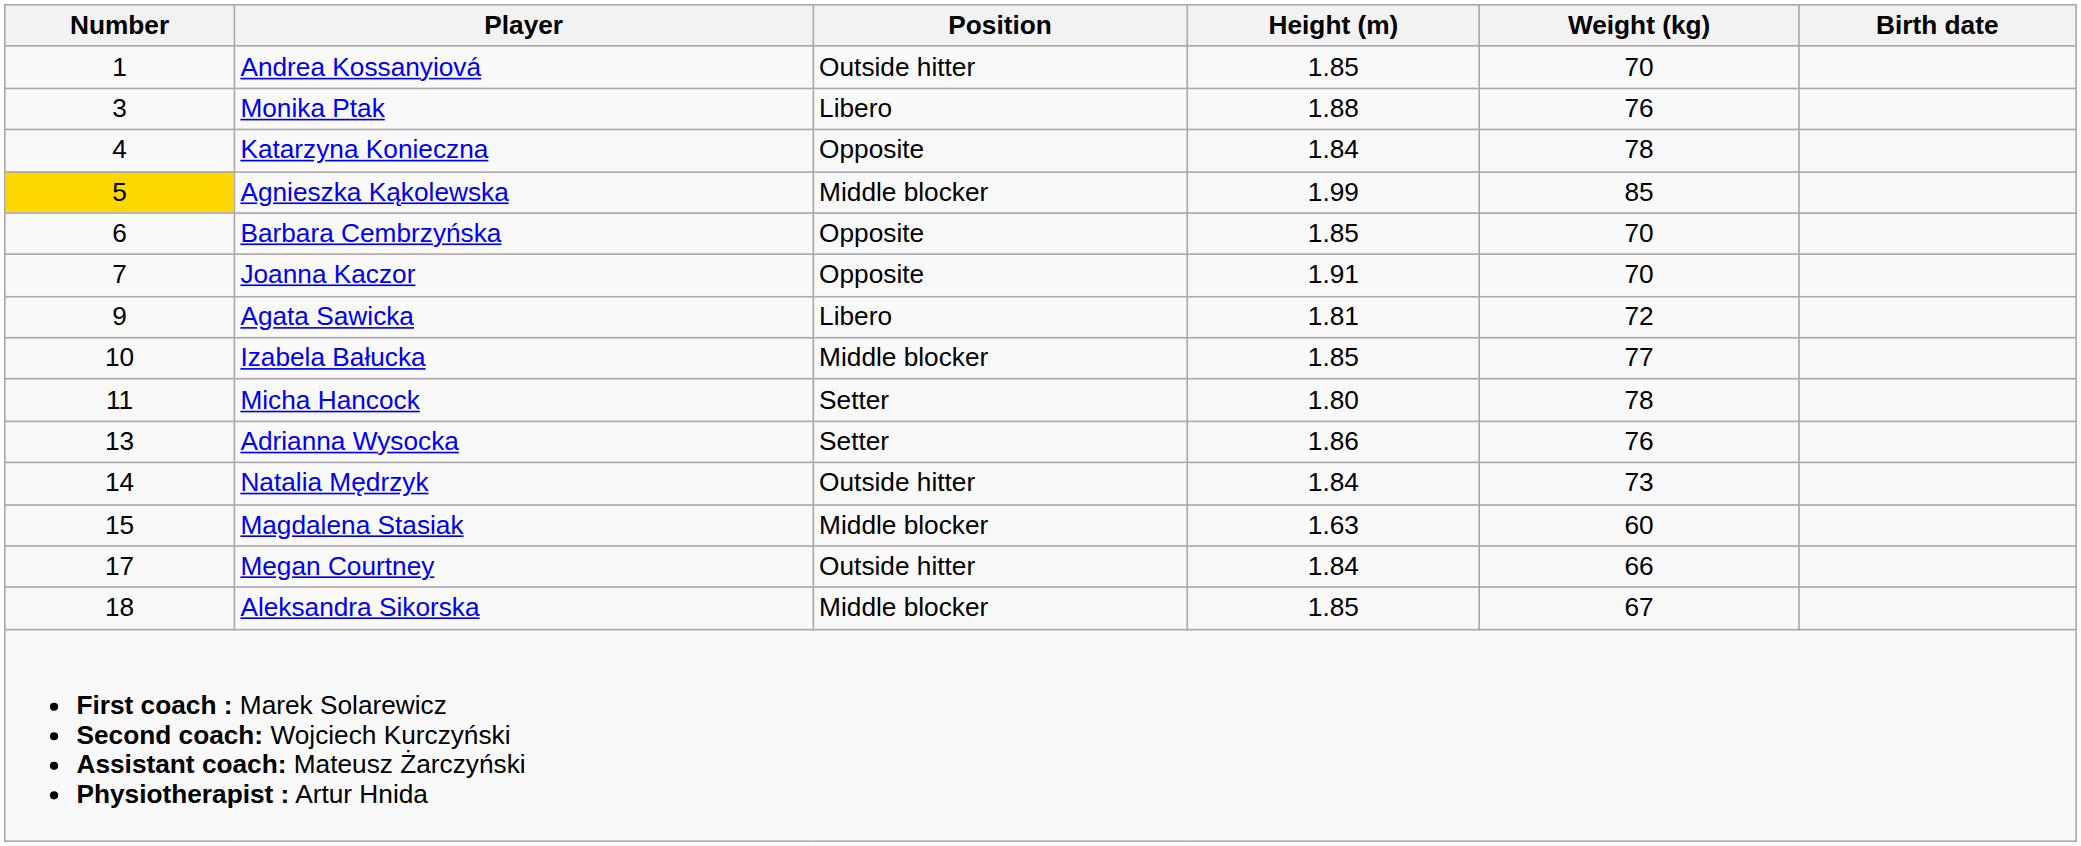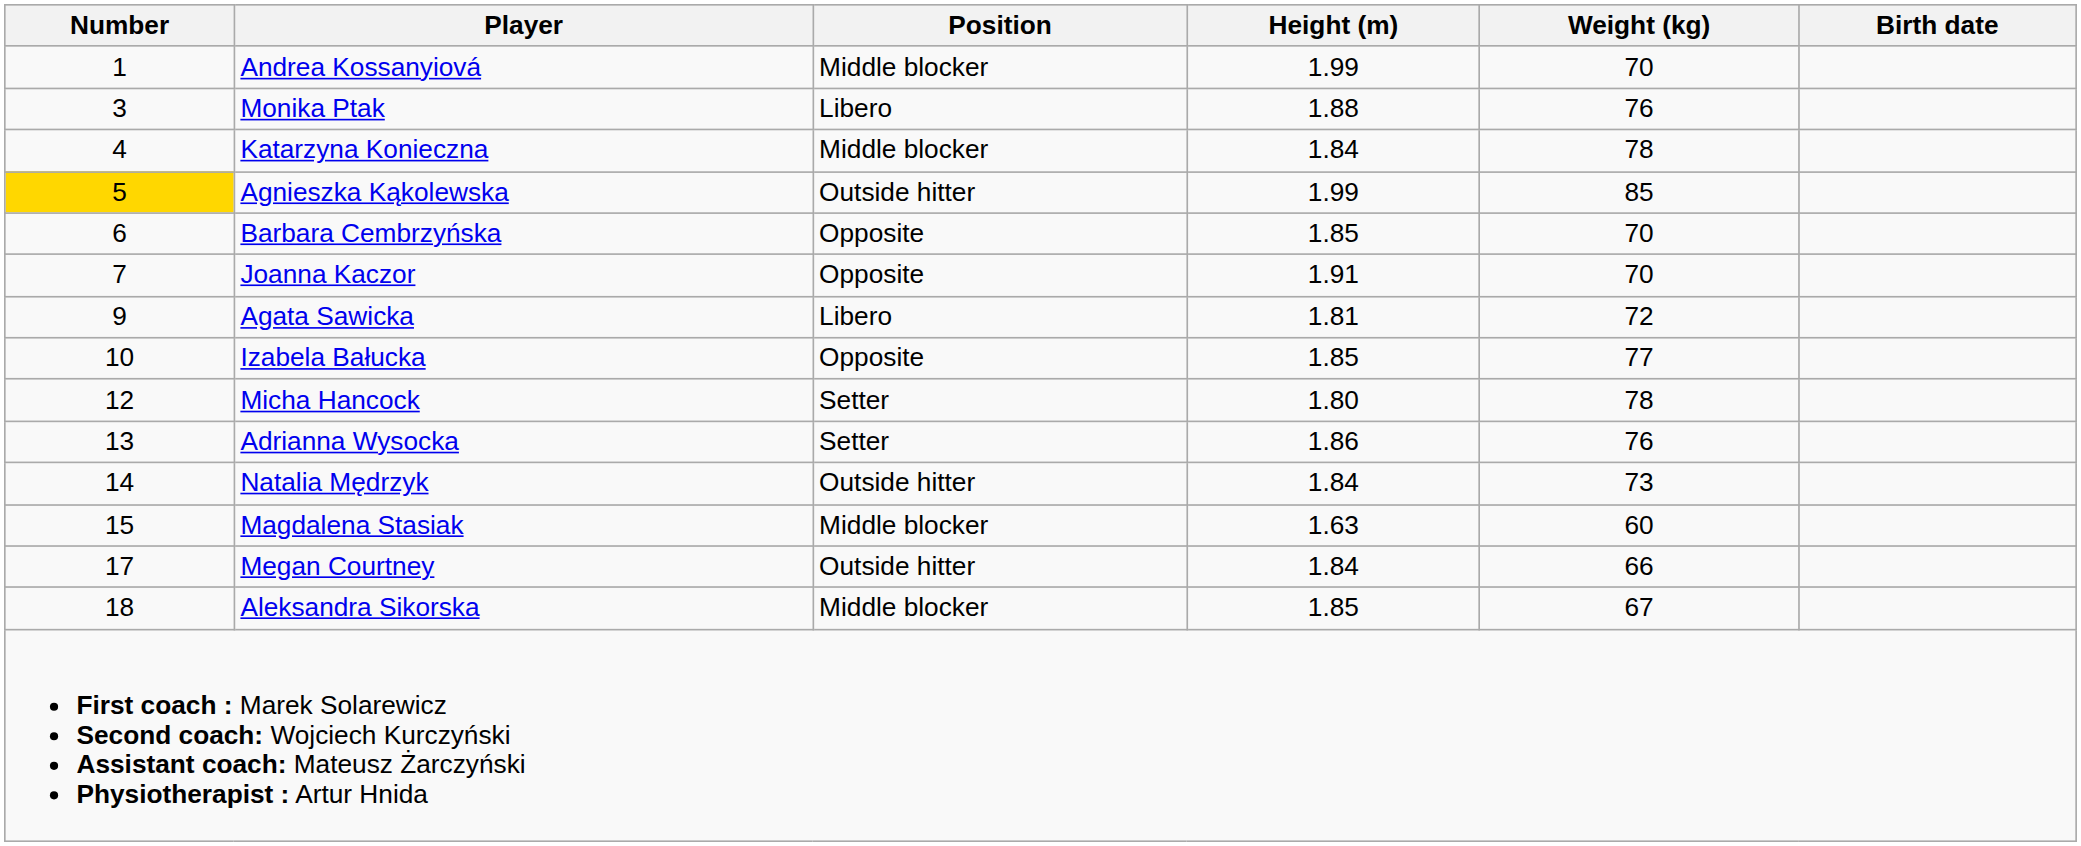(897, 66) Outside hitter -> (904, 66) Middle blocker
(1333, 66) 1.85 -> (1333, 66) 1.99
(872, 150) Opposite -> (904, 150) Middle blocker
(904, 191) Middle blocker -> (897, 191) Outside hitter
(904, 358) Middle blocker -> (872, 358) Opposite
(120, 399) 11 -> (120, 399) 12
